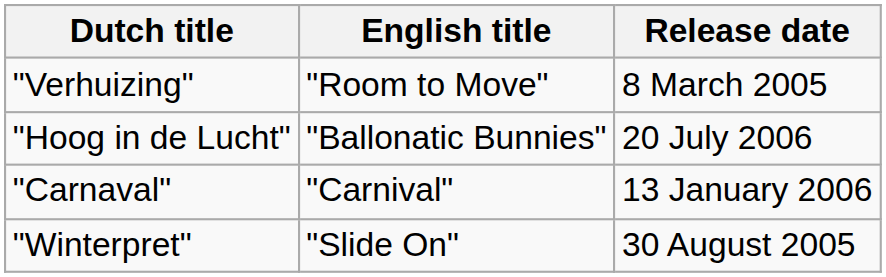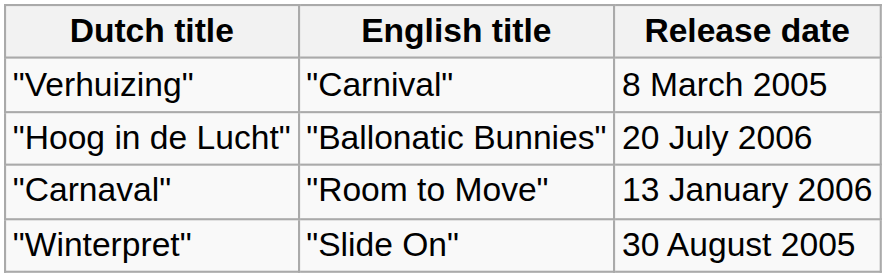(427, 84) "Room to Move" -> (380, 84) "Carnival"
(380, 191) "Carnival" -> (427, 191) "Room to Move"
